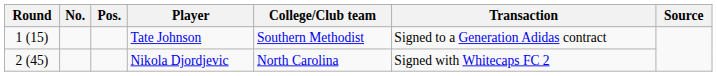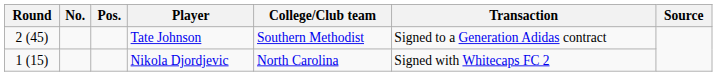(32, 38) 1 (15) -> (32, 38) 2 (45)
(32, 60) 2 (45) -> (32, 60) 1 (15)
